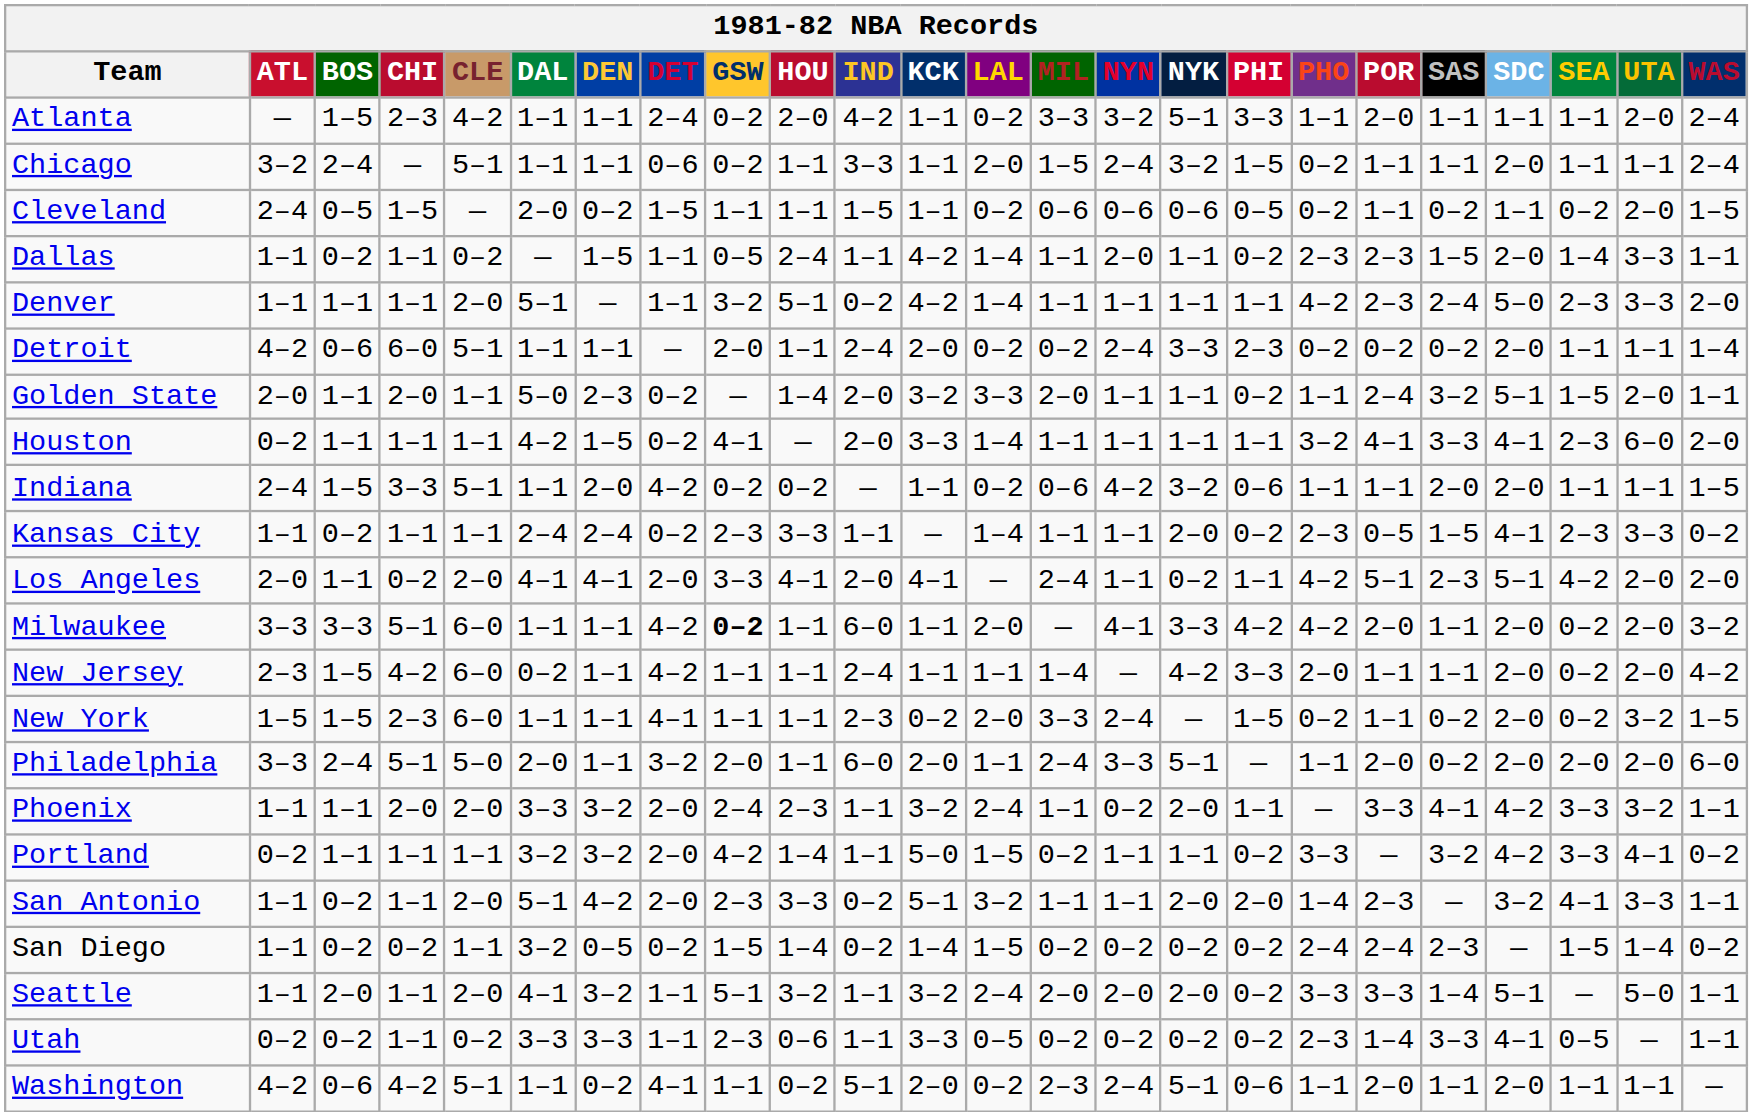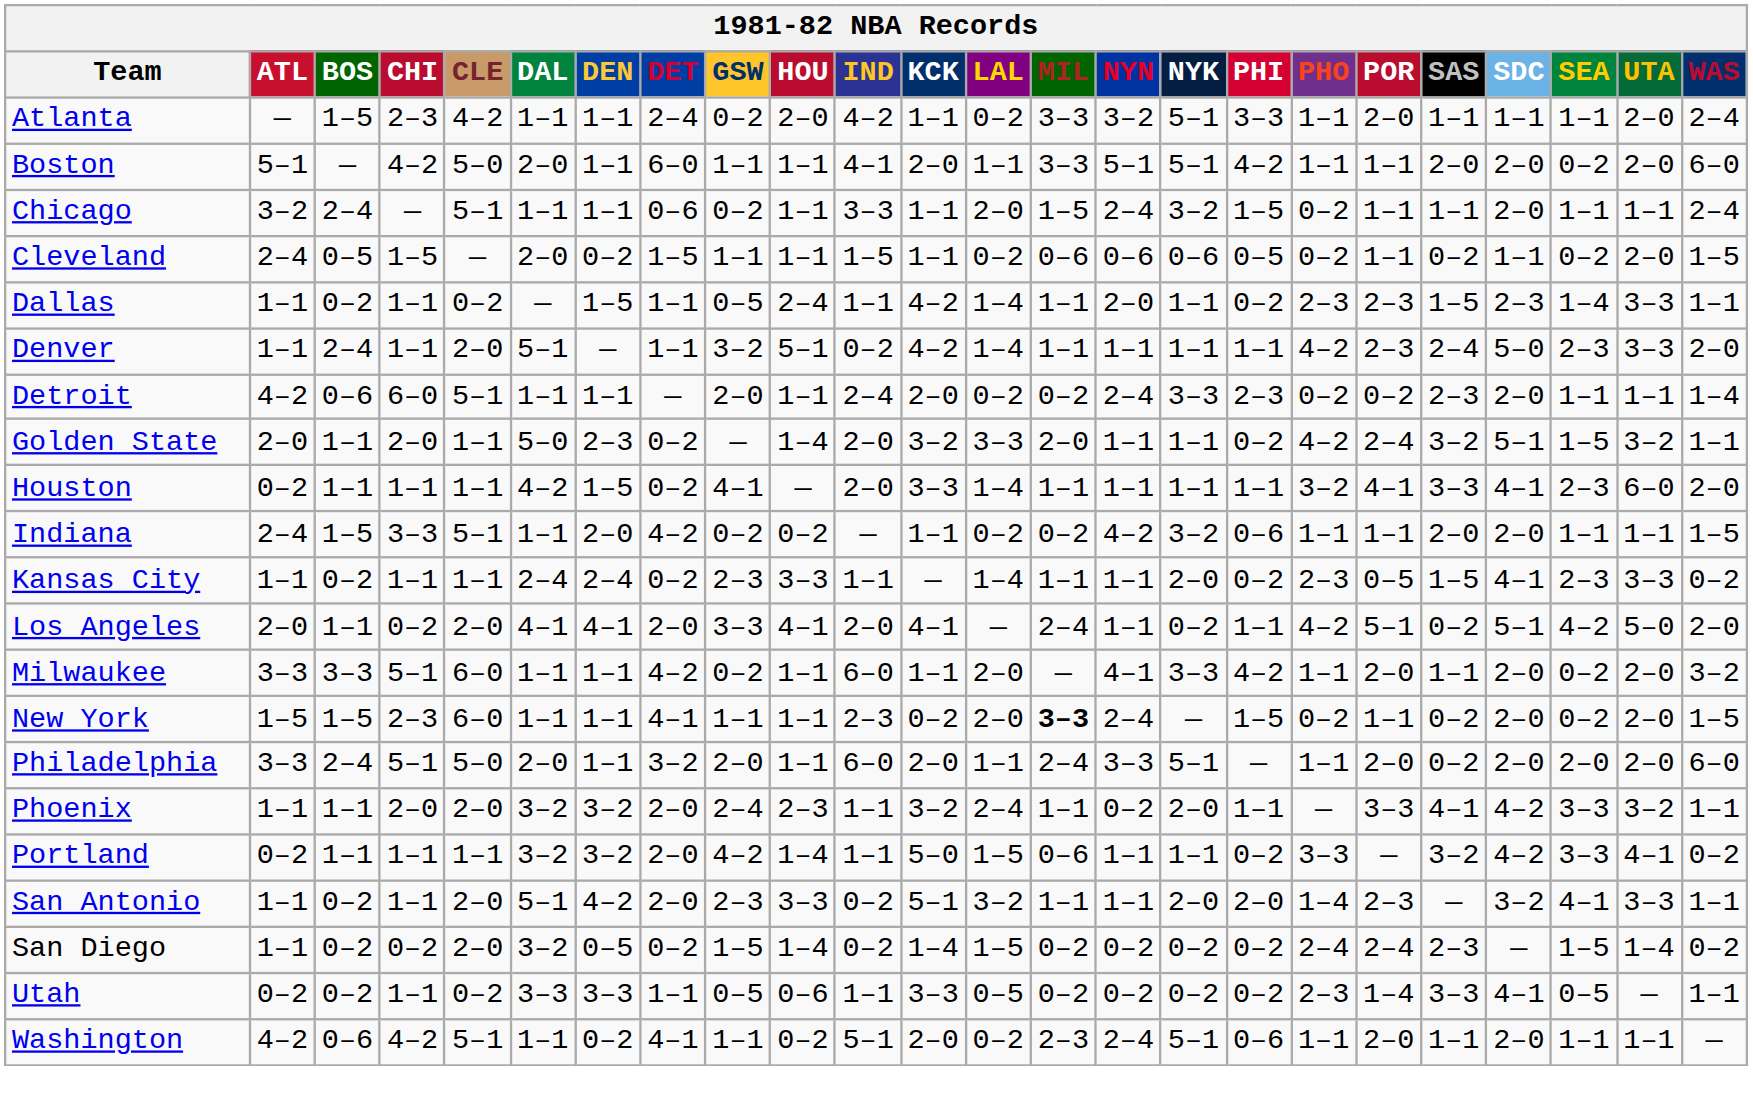+ row: (63, 167)
(1519, 259) 2–0 -> (1519, 305) 2–3
(347, 305) 1–1 -> (347, 351) 2–4
(1454, 351) 0–2 -> (1454, 397) 2–3
(1324, 397) 1–1 -> (1324, 443) 4–2
(1649, 397) 2–0 -> (1649, 443) 3–2
(1063, 489) 0–6 -> (1063, 535) 0–2
(1454, 581) 2–3 -> (1454, 627) 0–2
(1649, 581) 2–0 -> (1649, 627) 5–0
(738, 627) bold -> (738, 673) normal
(1324, 627) 4–2 -> (1324, 673) 1–1
- row: (98, 673)
(1063, 719) normal -> (1063, 719) bold
(1649, 719) 3–2 -> (1649, 719) 2–0
(543, 811) 3–3 -> (543, 811) 3–2
(1063, 858) 0–2 -> (1063, 858) 0–6
(478, 950) 1–1 -> (478, 950) 2–0
- row: (72, 996)
(738, 1042) 2–3 -> (738, 996) 0–5
